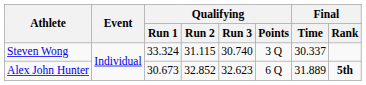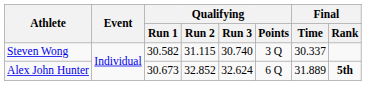(163, 52) 33.324 -> (163, 52) 30.582
(237, 71) 32.623 -> (237, 71) 32.624
